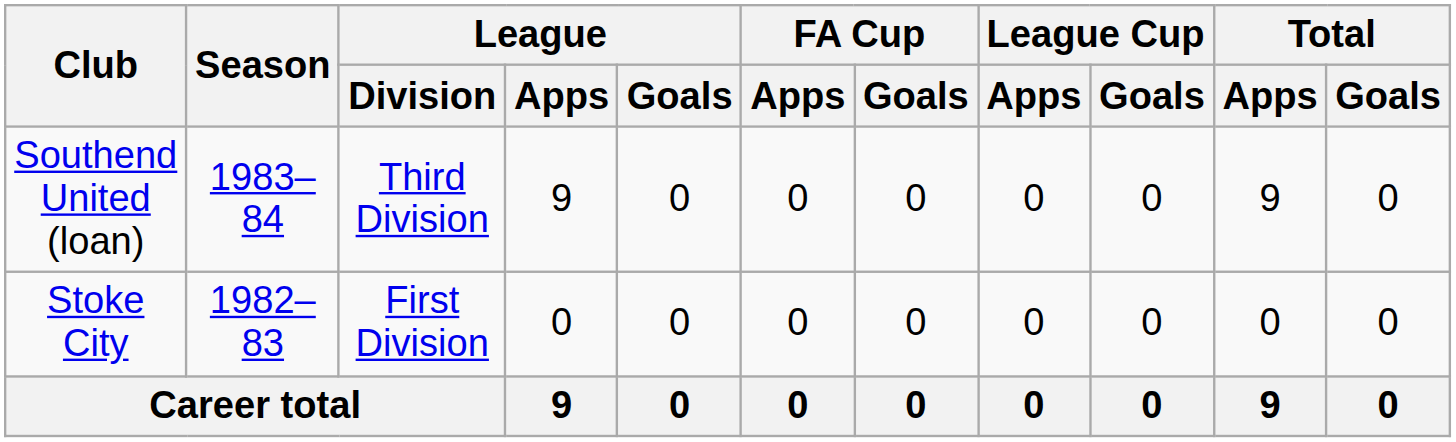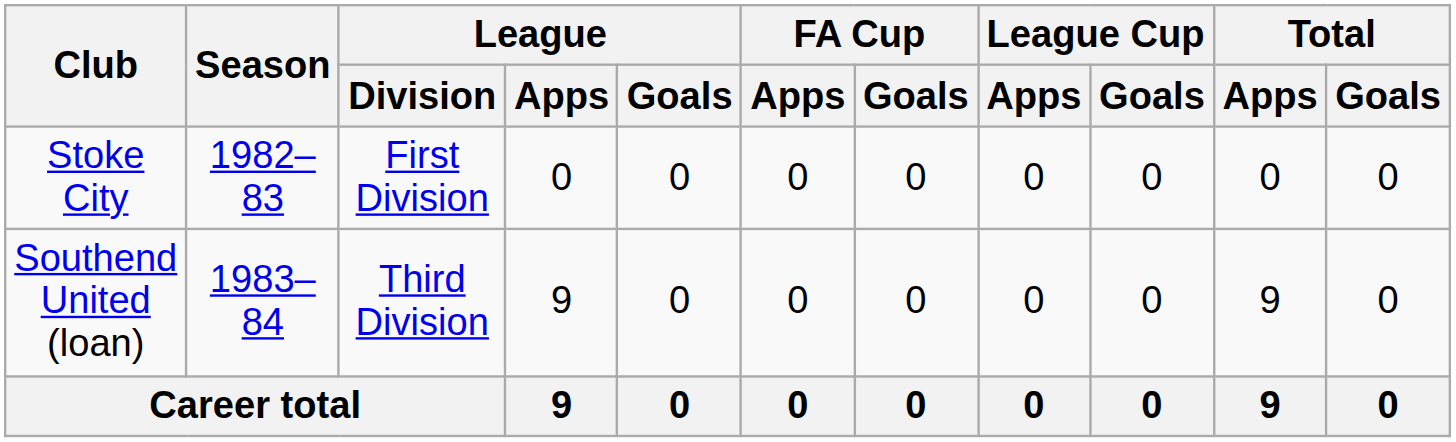rows swapped: (96, 322) <-> (96, 198)
